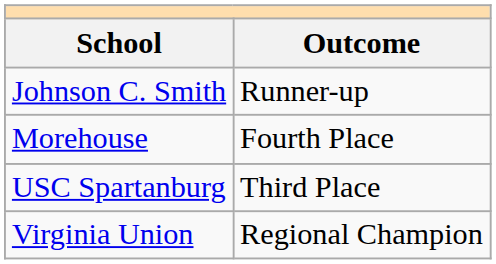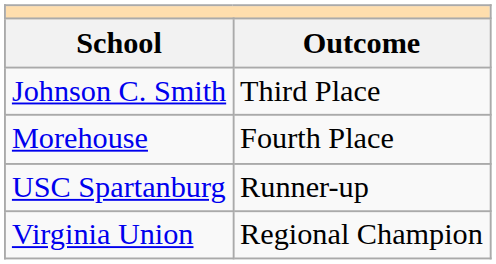(304, 90) Runner-up -> (310, 90) Third Place
(310, 186) Third Place -> (304, 186) Runner-up
